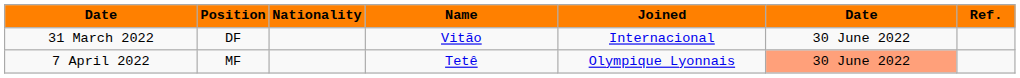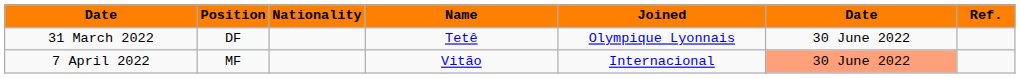(461, 38) Vitão -> (461, 38) Tetê
(662, 38) Internacional -> (662, 38) Olympique Lyonnais
(461, 61) Tetê -> (461, 61) Vitão
(662, 61) Olympique Lyonnais -> (662, 61) Internacional
